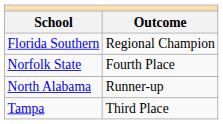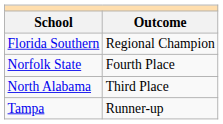(135, 86) Runner-up -> (137, 86) Third Place
(137, 108) Third Place -> (135, 108) Runner-up
